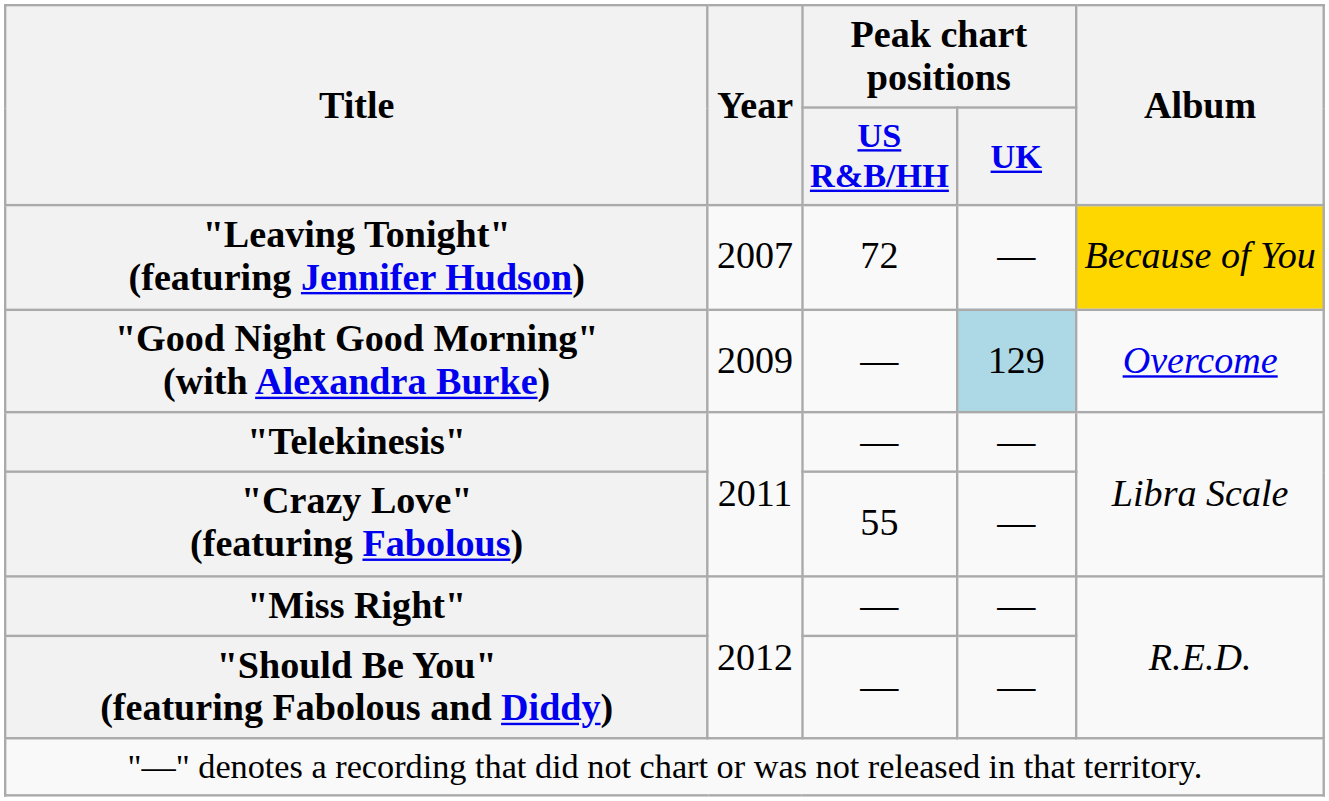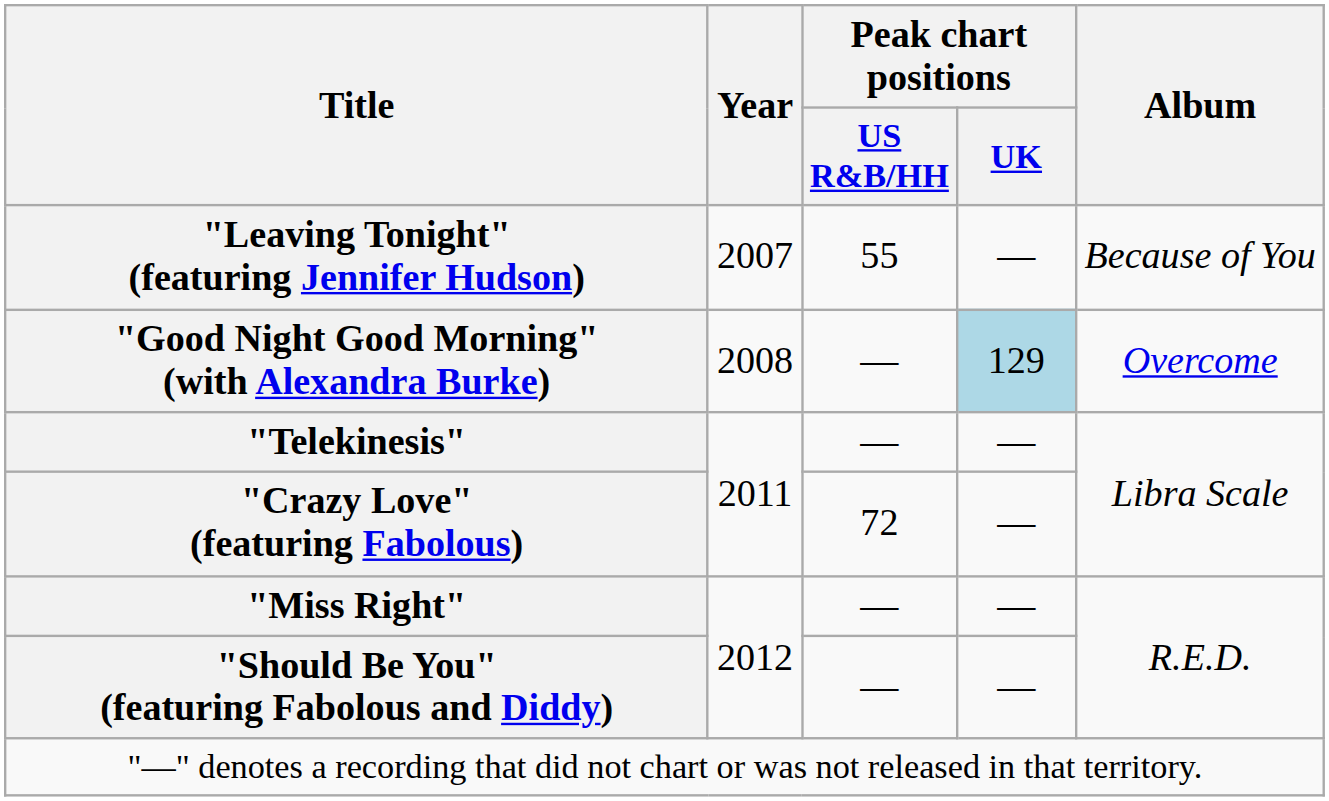(879, 256) 72 -> (879, 256) 55
(1200, 256) gold background -> (1200, 256) no background
(755, 359) 2009 -> (755, 359) 2008
(879, 523) 55 -> (879, 523) 72
